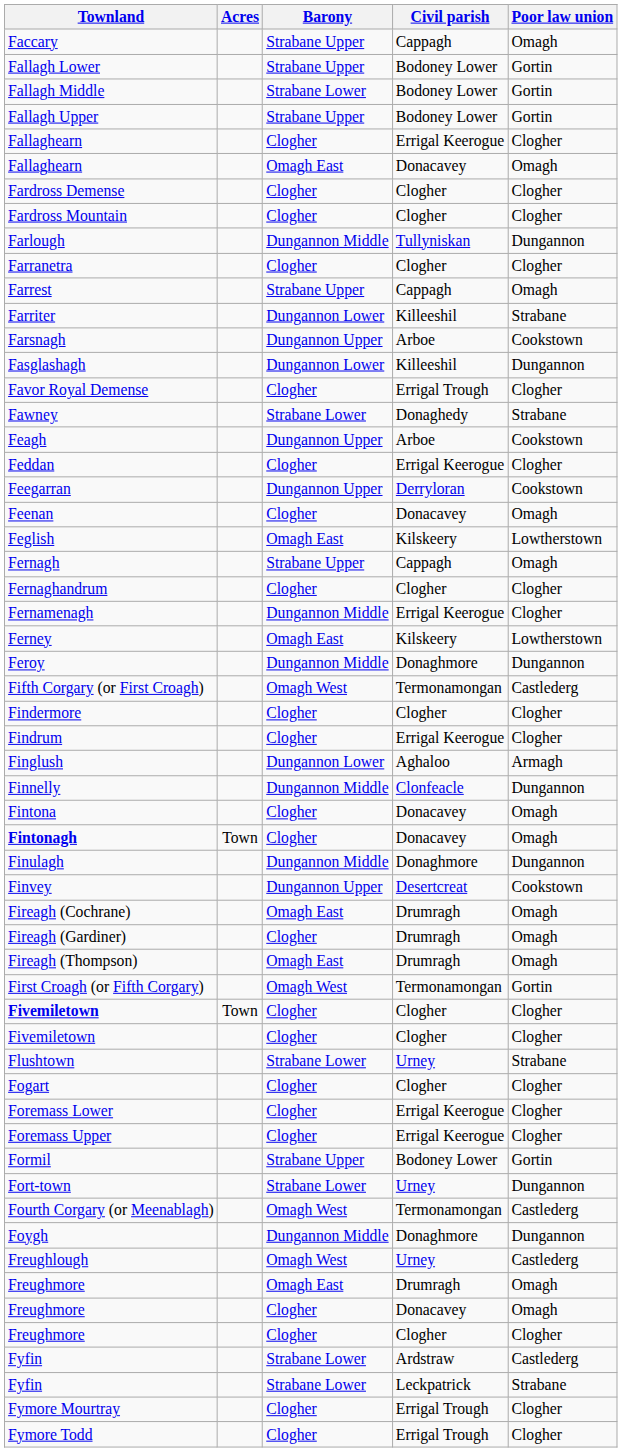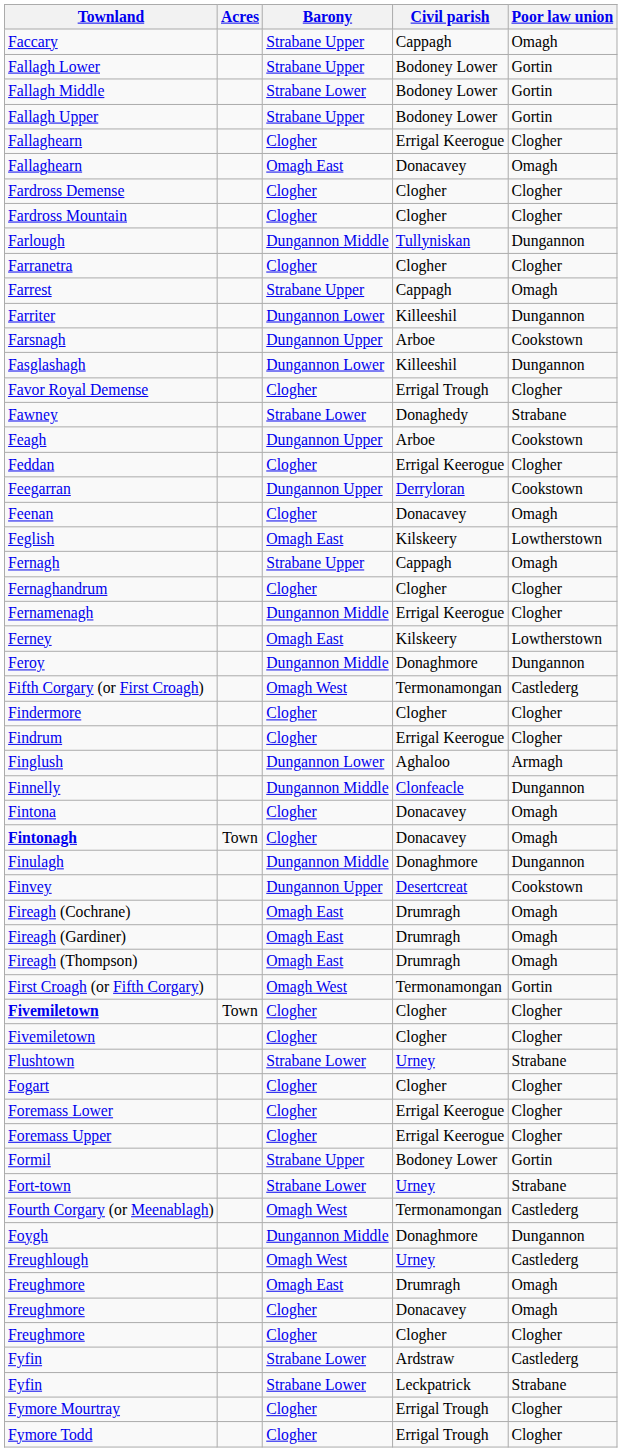(539, 315) Strabane -> (548, 315) Dungannon
(292, 937) Clogher -> (305, 937) Omagh East
(548, 1185) Dungannon -> (539, 1185) Strabane
